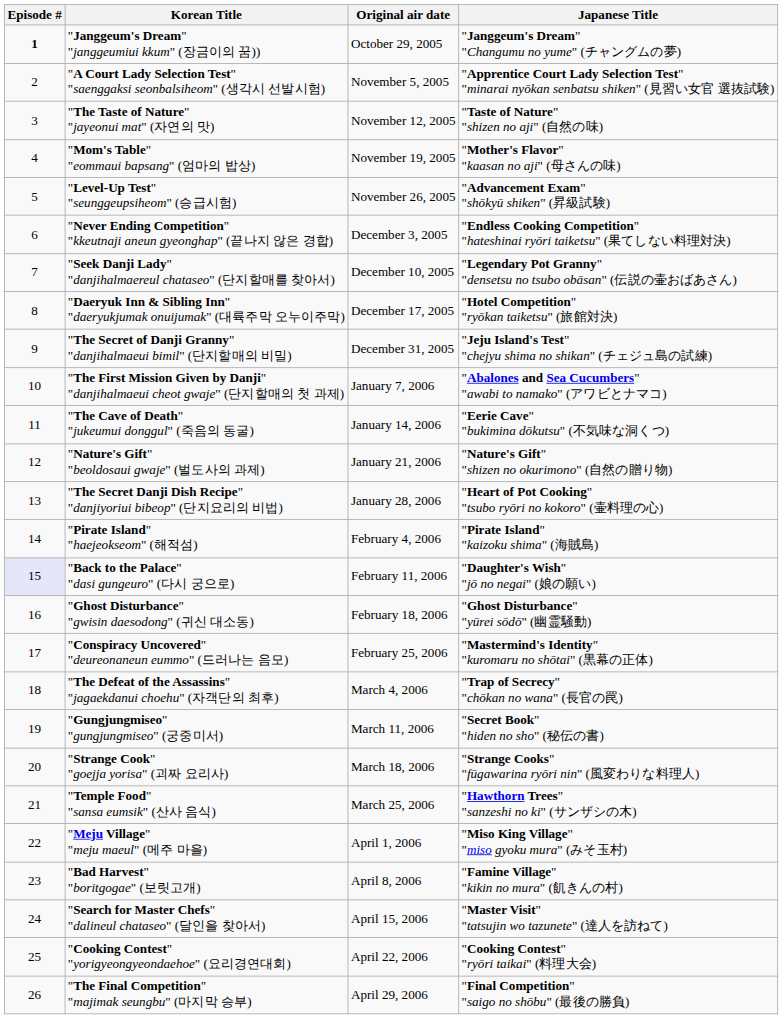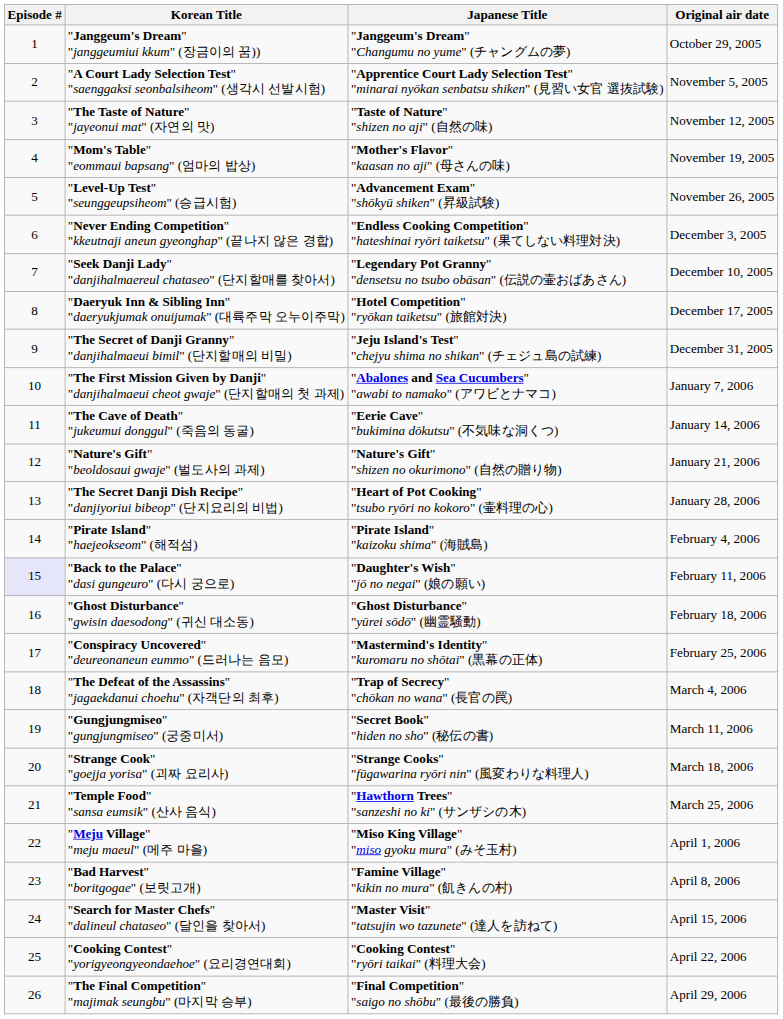columns swapped: (618, 14) <-> (403, 14)
(35, 44) bold -> (35, 44) normal
